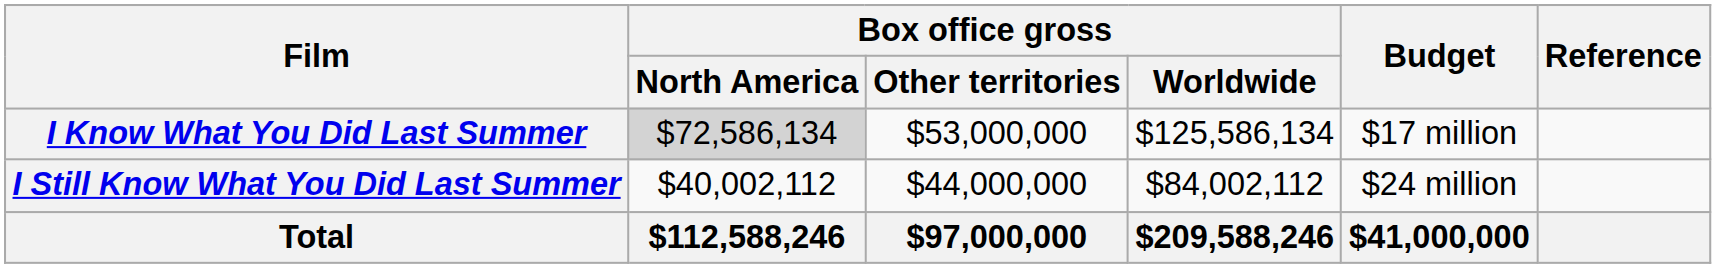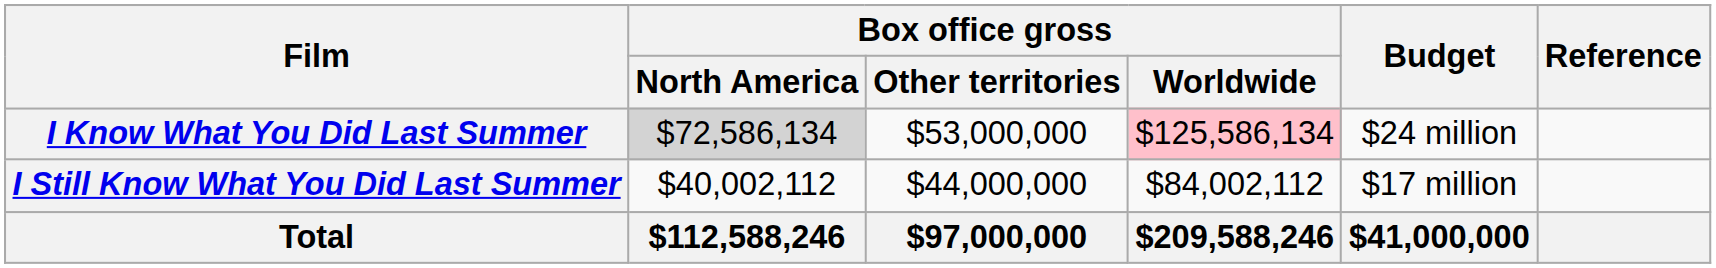(1235, 133) no background -> (1235, 133) pink background
(1439, 133) $17 million -> (1439, 133) $24 million
(1439, 184) $24 million -> (1439, 184) $17 million
